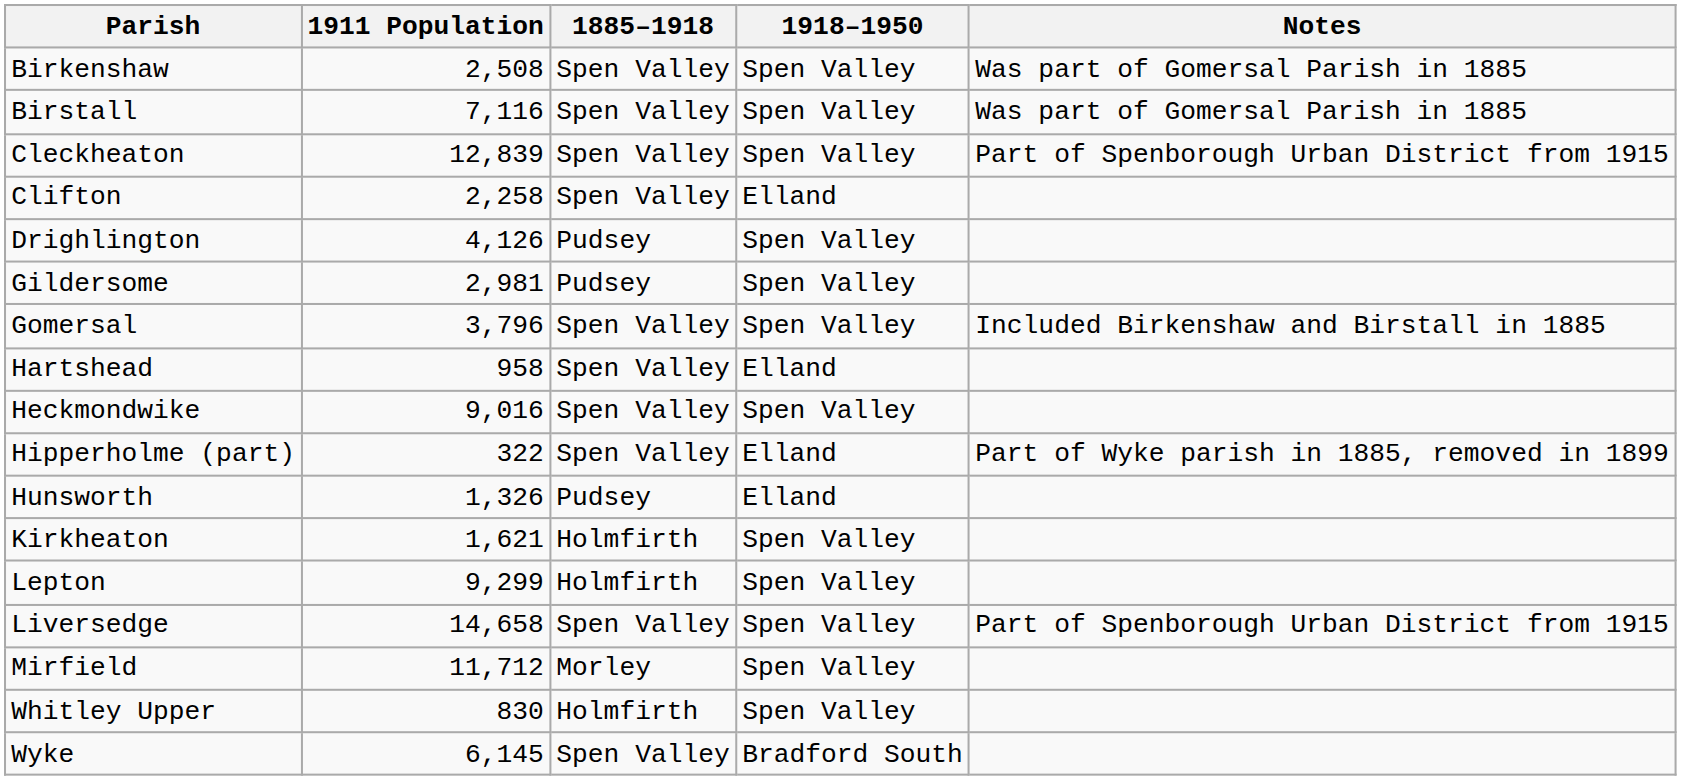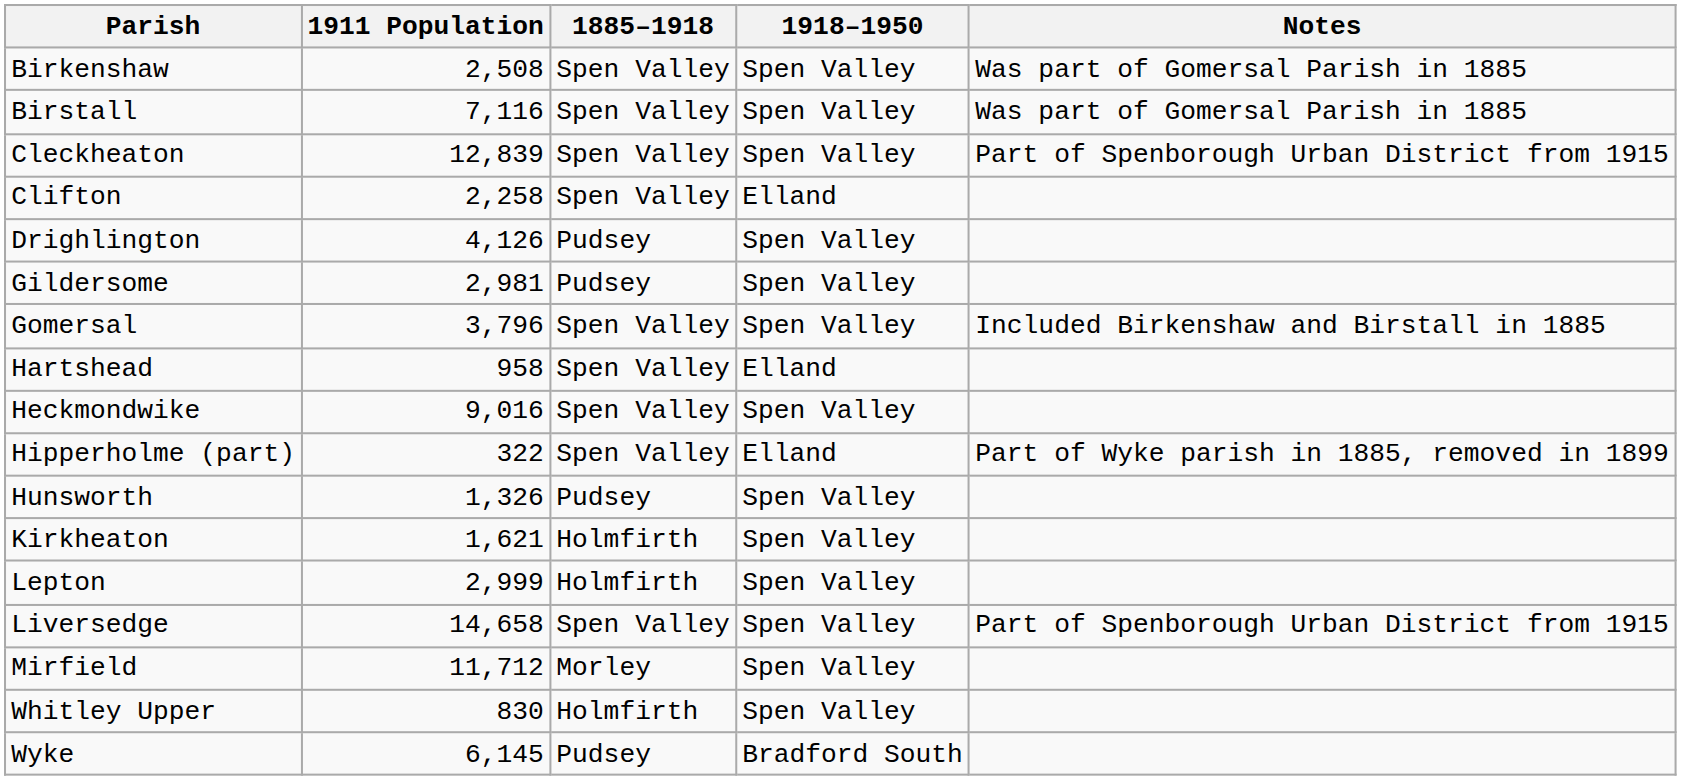(789, 497) Elland -> (829, 497) Spen Valley
(504, 583) 9,299 -> (504, 583) 2,999
(643, 754) Spen Valley -> (604, 754) Pudsey
